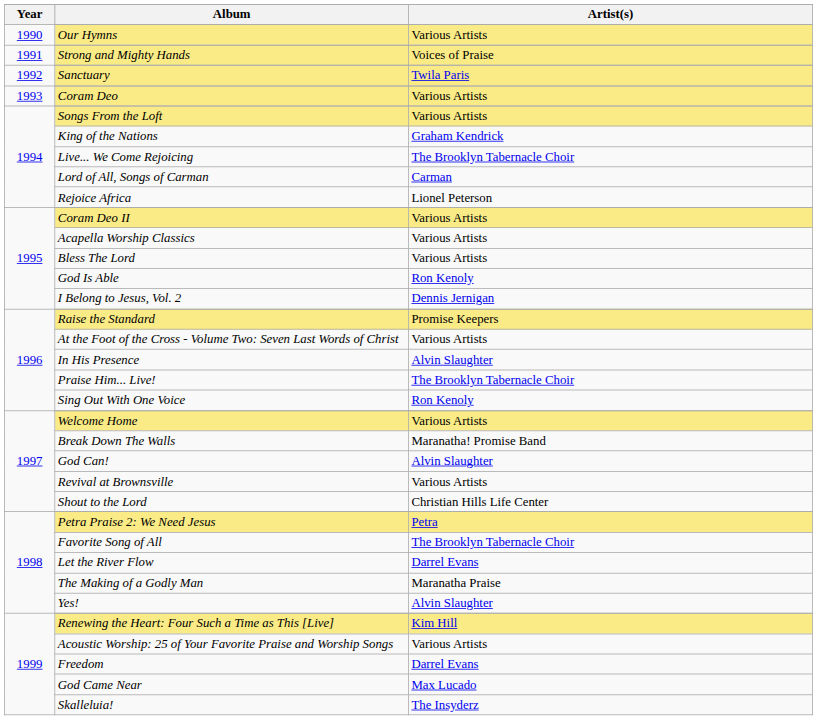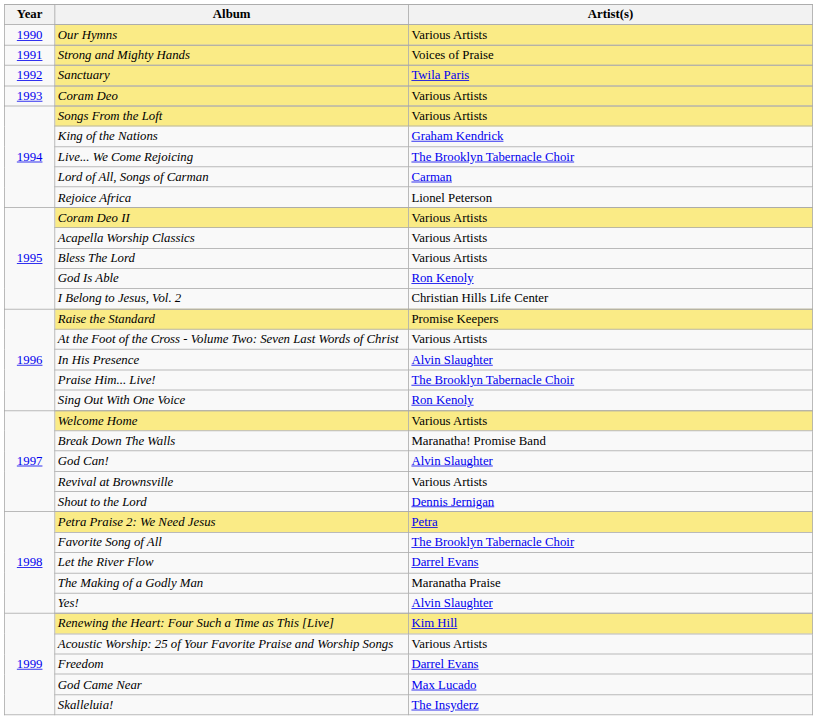(453, 298) Dennis Jernigan -> (480, 298) Christian Hills Life Center
(480, 501) Christian Hills Life Center -> (453, 501) Dennis Jernigan
